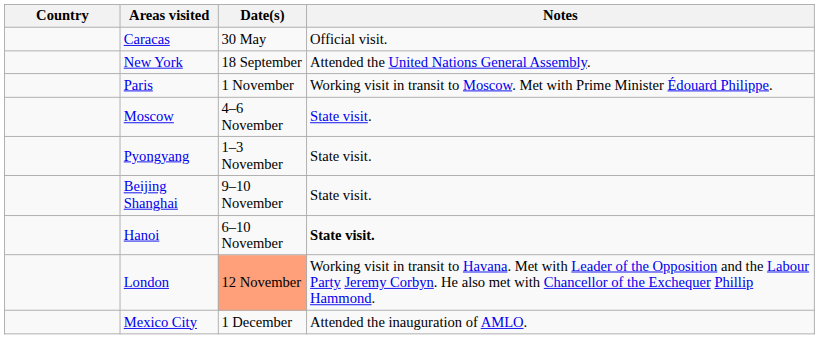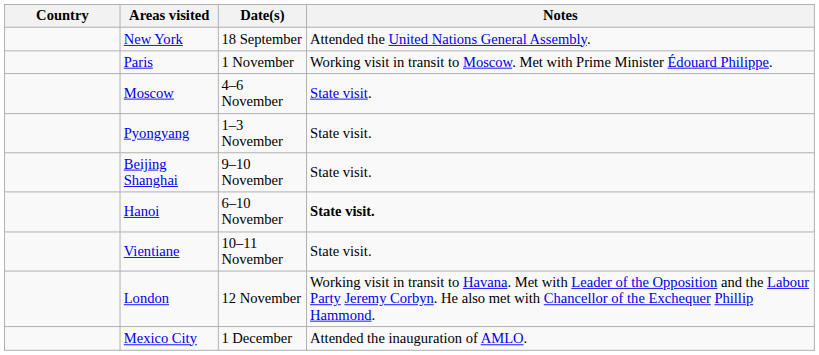- row: (147, 39)
+ row: (152, 251)
(261, 282) lightsalmon background -> (261, 299) no background
